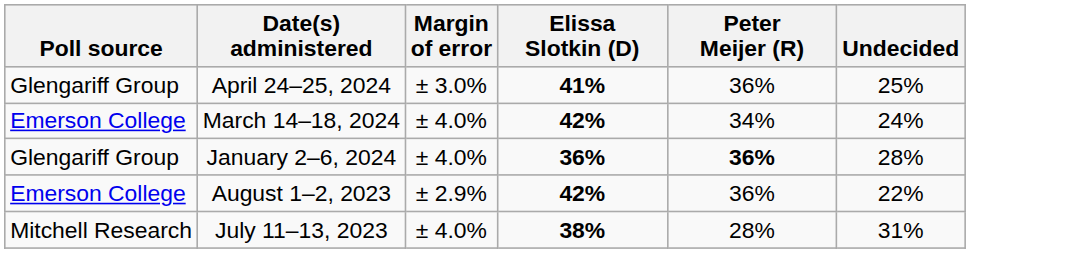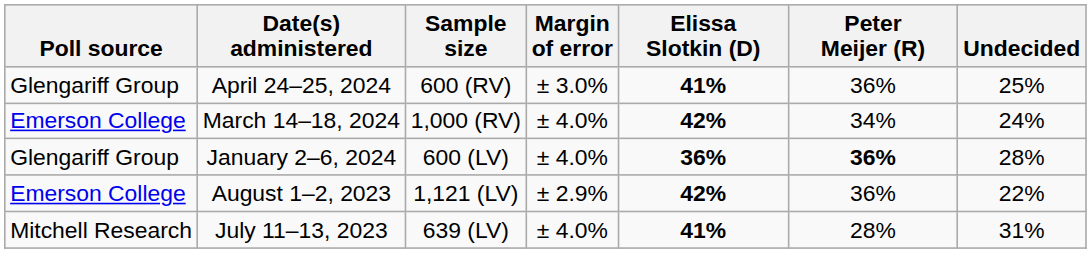+ column: (466, 36)
(582, 230) 38% -> (703, 230) 41%
